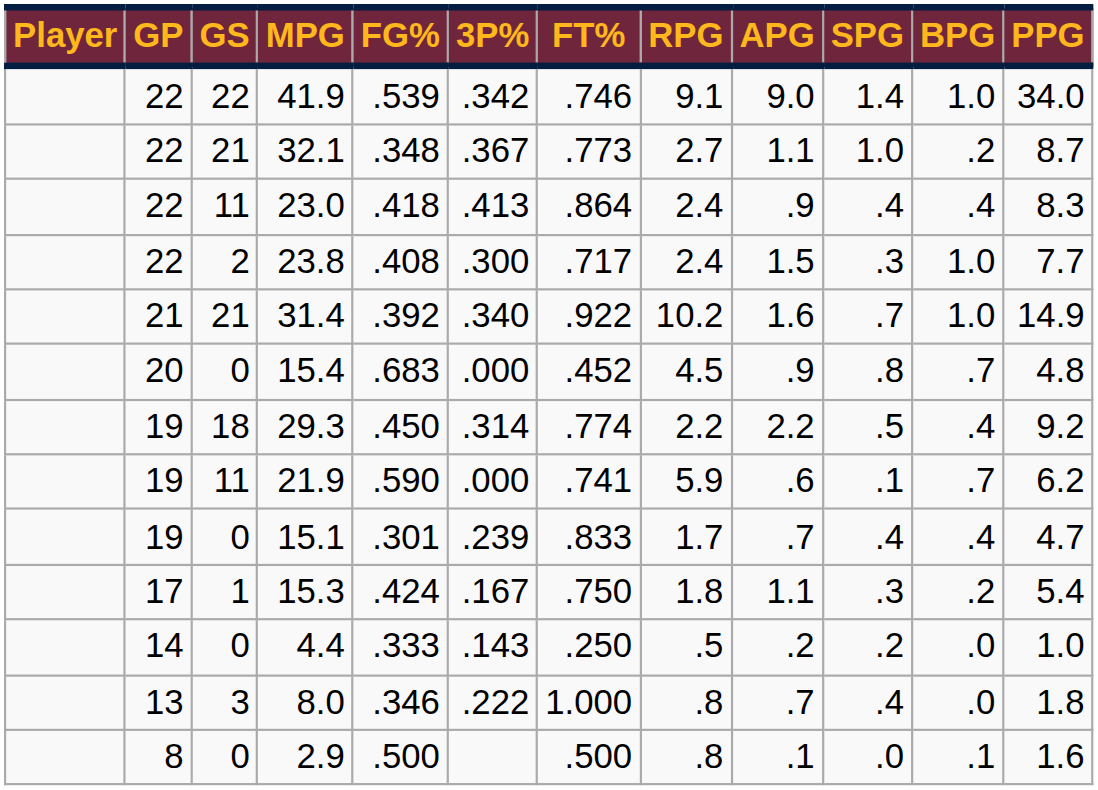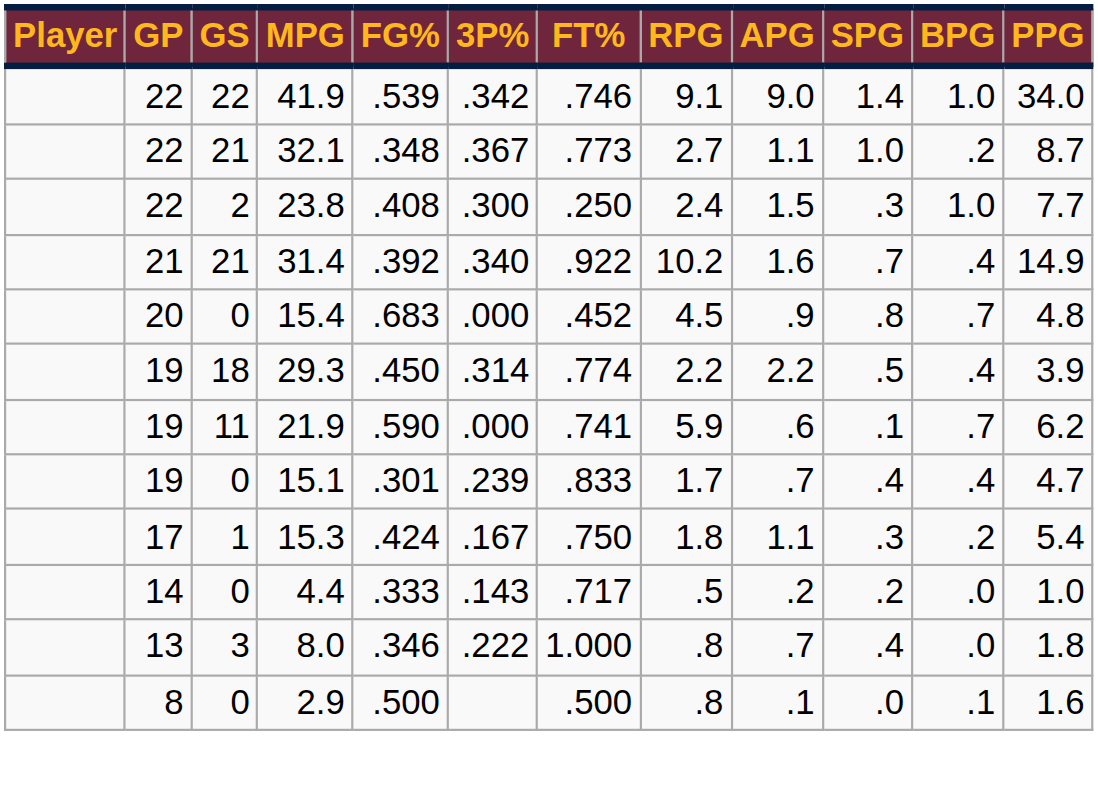- row: (311, 205)
(598, 260) .717 -> (598, 205) .250
(971, 316) 1.0 -> (981, 260) .4
(1060, 426) 9.2 -> (1060, 371) 3.9
(598, 646) .250 -> (598, 591) .717
